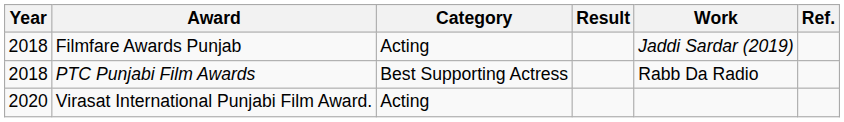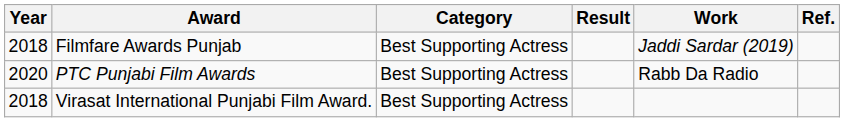(405, 46) Acting -> (474, 46) Best Supporting Actress
(28, 74) 2018 -> (28, 74) 2020
(28, 102) 2020 -> (28, 102) 2018
(405, 102) Acting -> (474, 102) Best Supporting Actress
